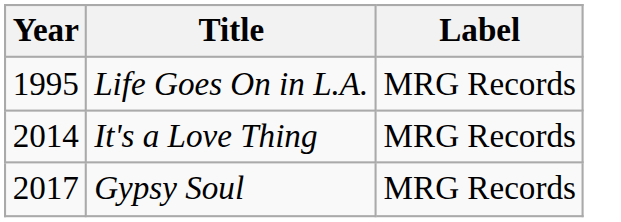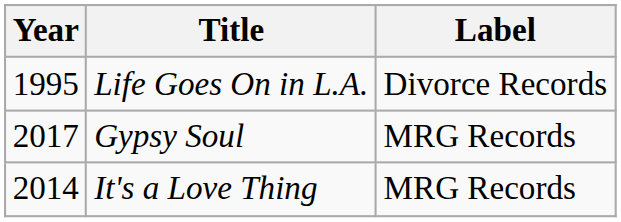(480, 83) MRG Records -> (495, 83) Divorce Records
rows swapped: (206, 135) <-> (169, 188)
